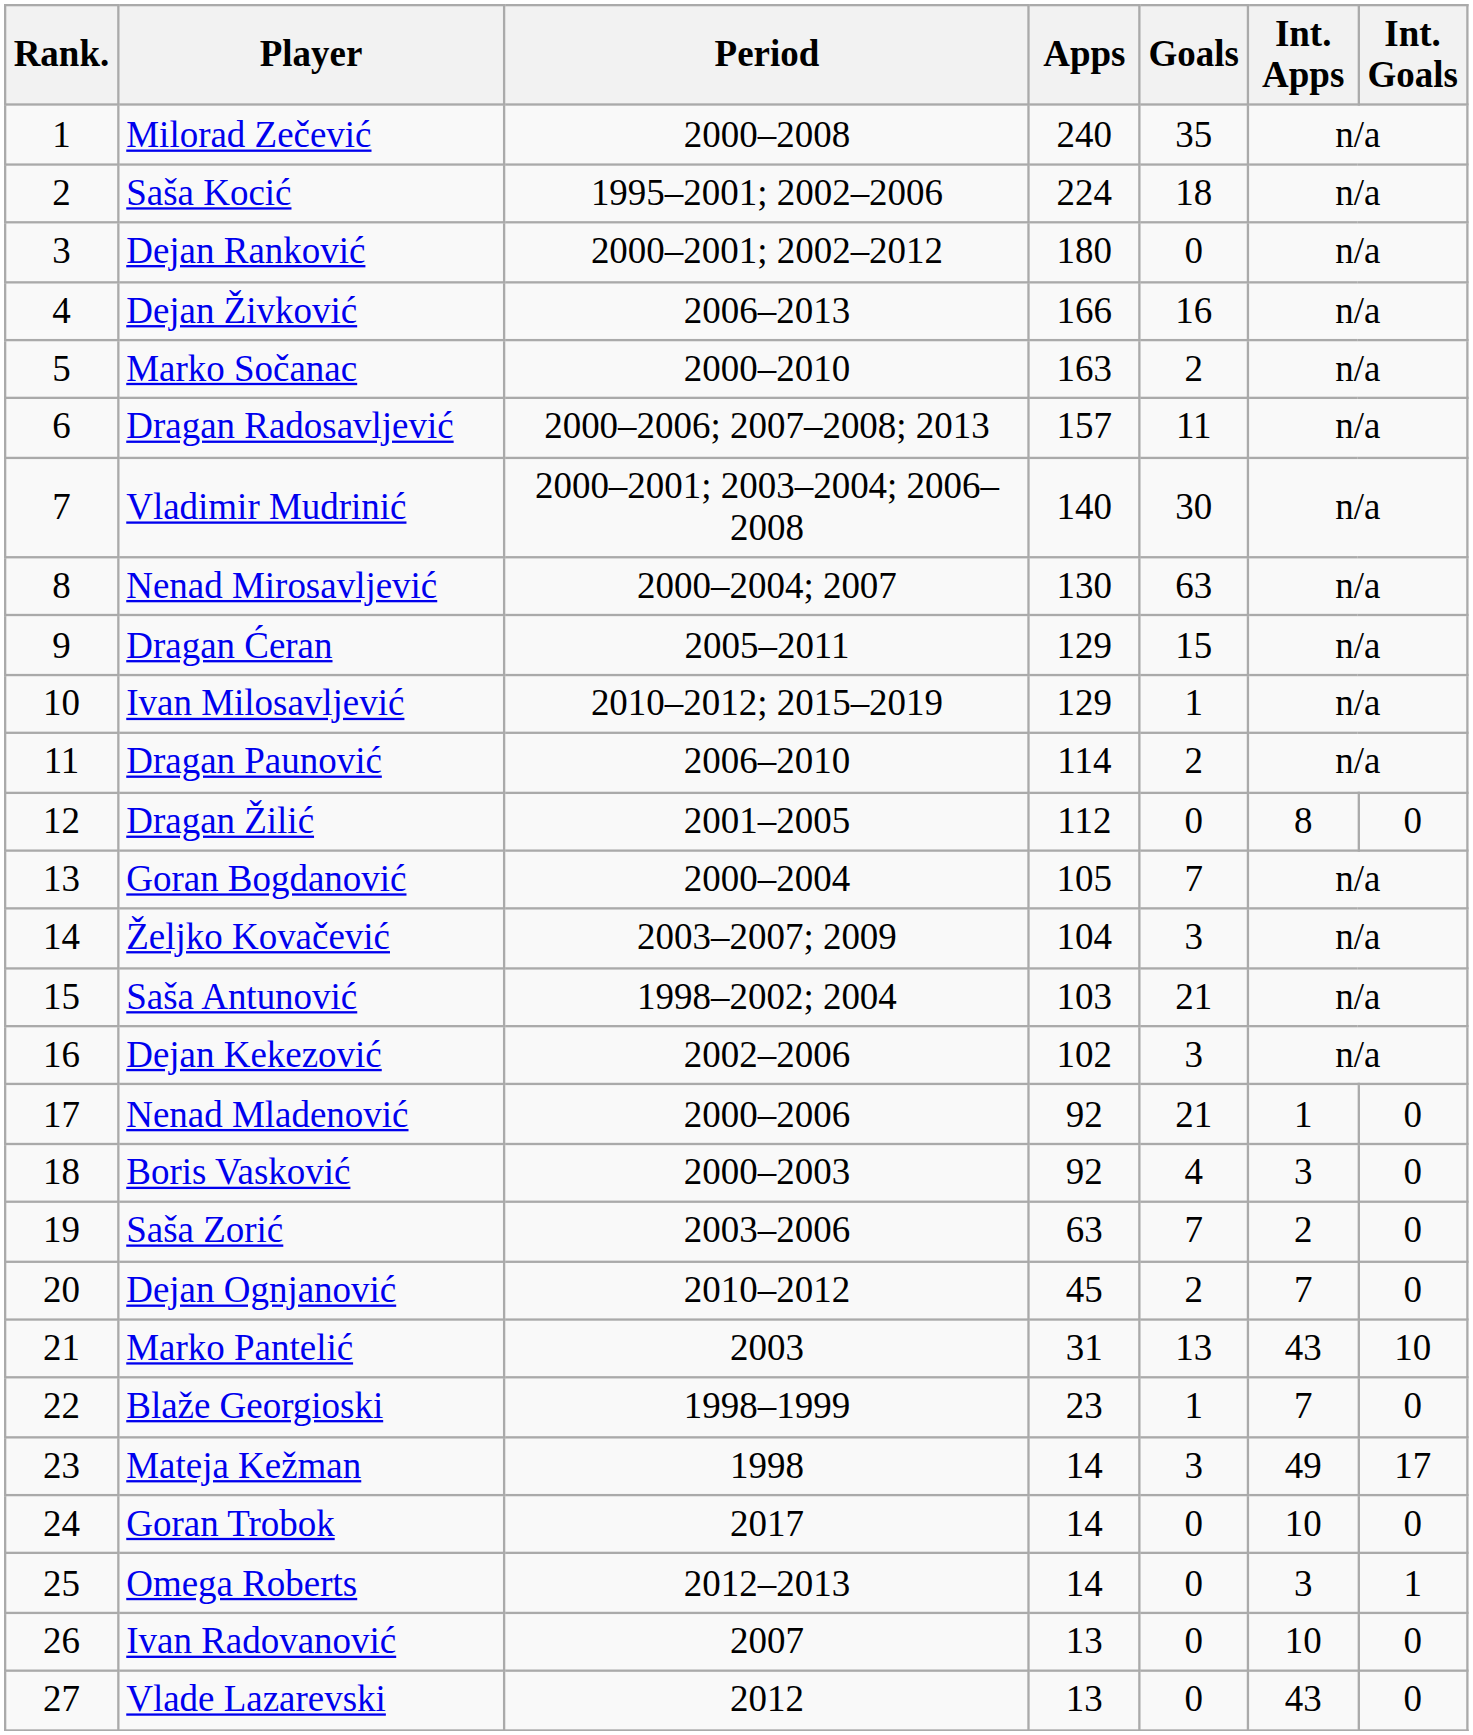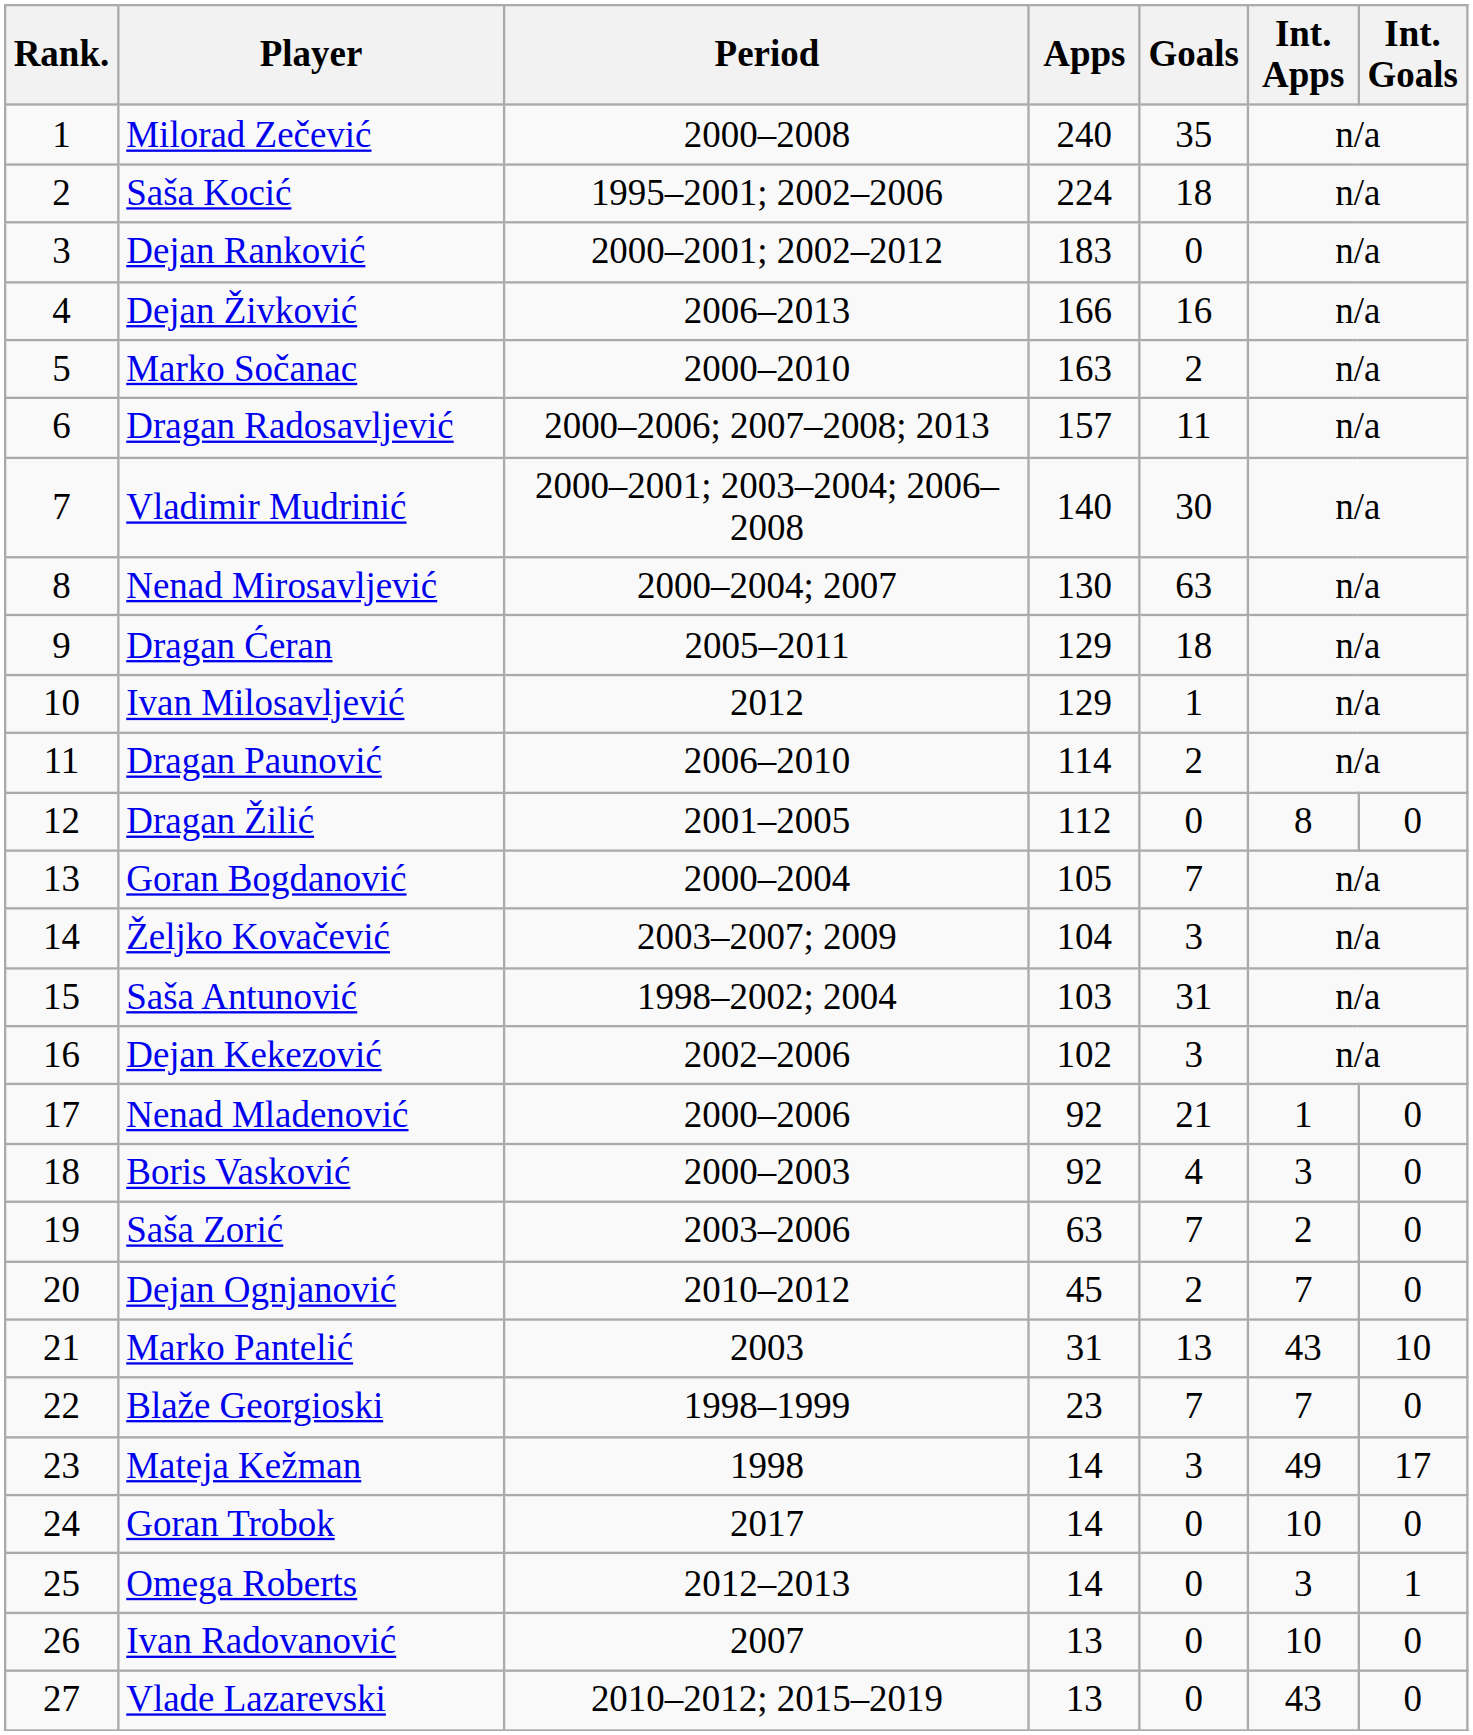(1084, 251) 180 -> (1084, 251) 183
(1194, 644) 15 -> (1194, 644) 18
(767, 703) 2010–2012; 2015–2019 -> (767, 703) 2012
(1194, 996) 21 -> (1194, 996) 31
(1194, 1406) 1 -> (1194, 1406) 7
(767, 1699) 2012 -> (767, 1699) 2010–2012; 2015–2019
